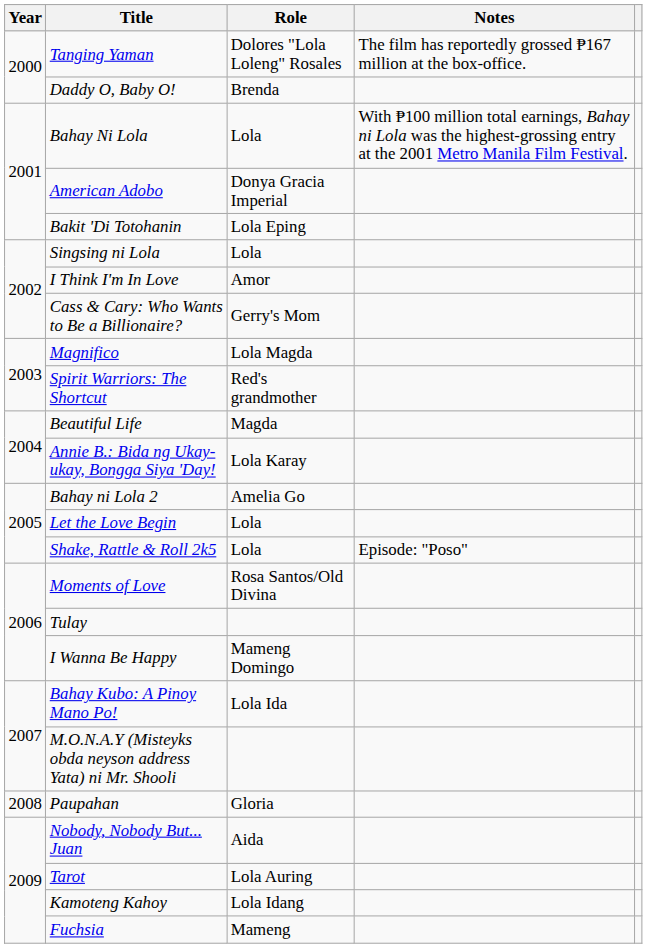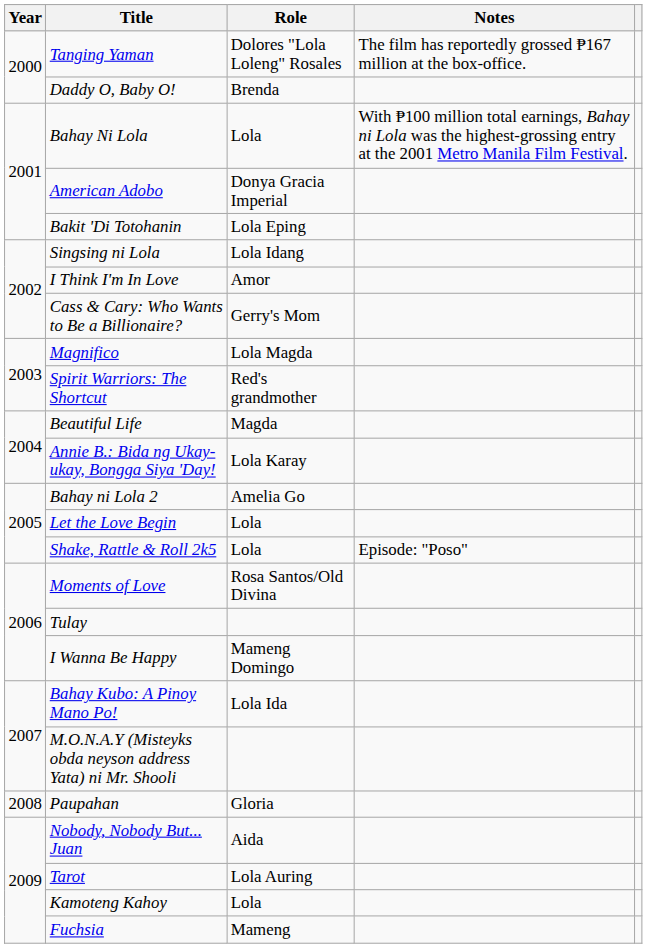(246, 253) Lola -> (267, 253) Lola Idang
(267, 902) Lola Idang -> (246, 902) Lola
